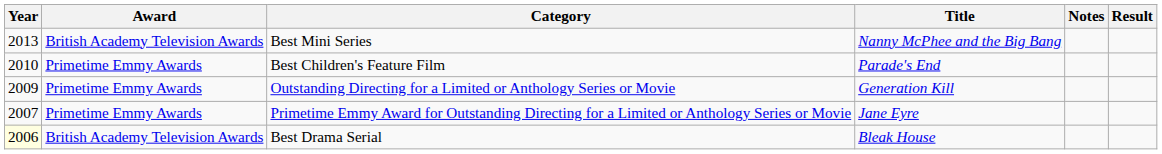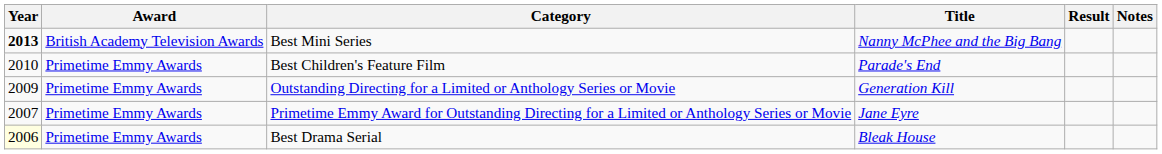columns swapped: (1132, 16) <-> (1086, 16)
(23, 40) normal -> (23, 40) bold
(154, 137) British Academy Television Awards -> (124, 137) Primetime Emmy Awards
